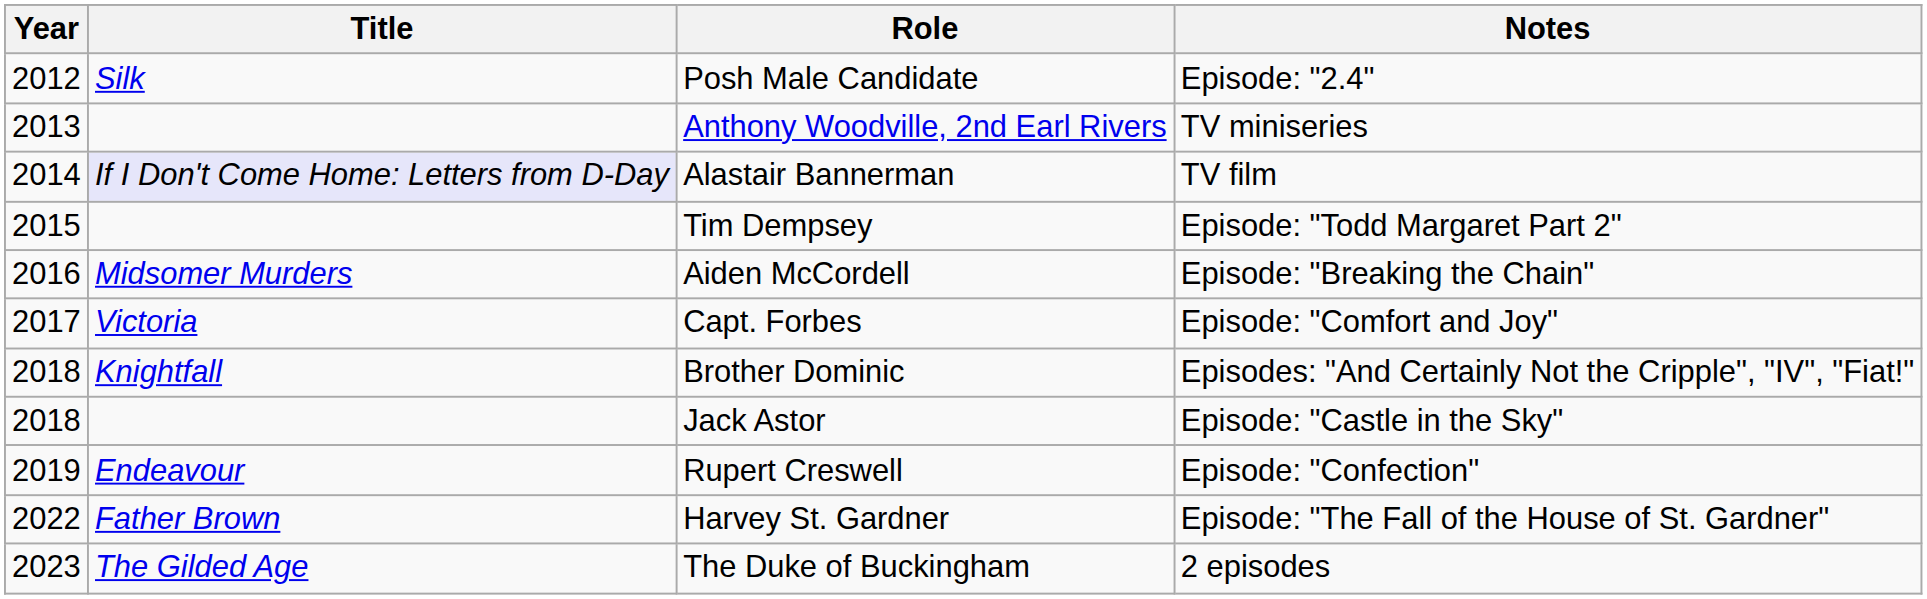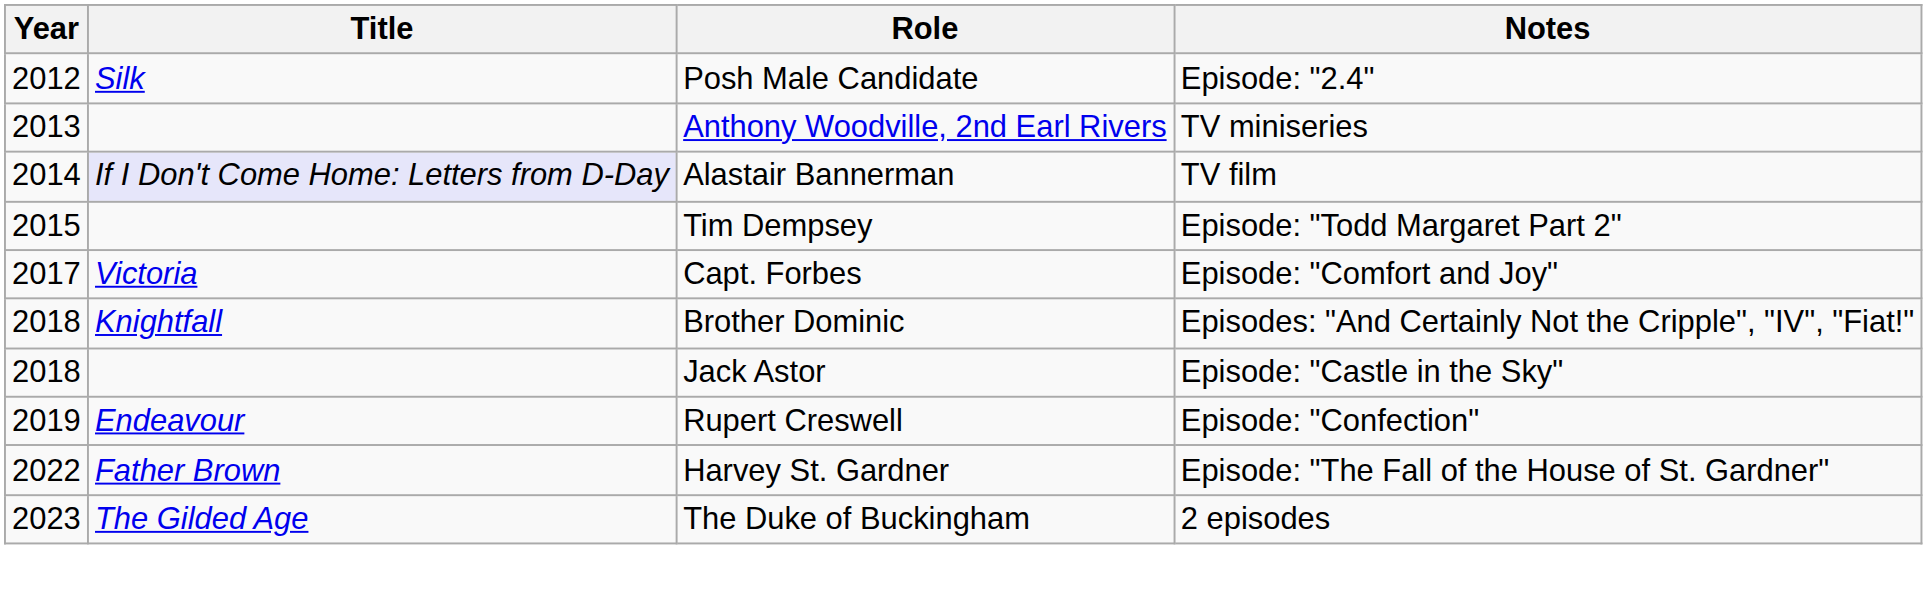- row: (796, 273)
